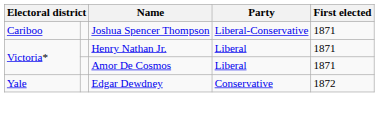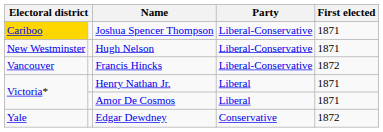(25, 30) no background -> (25, 30) gold background
+ row: (125, 48)
+ row: (129, 65)
